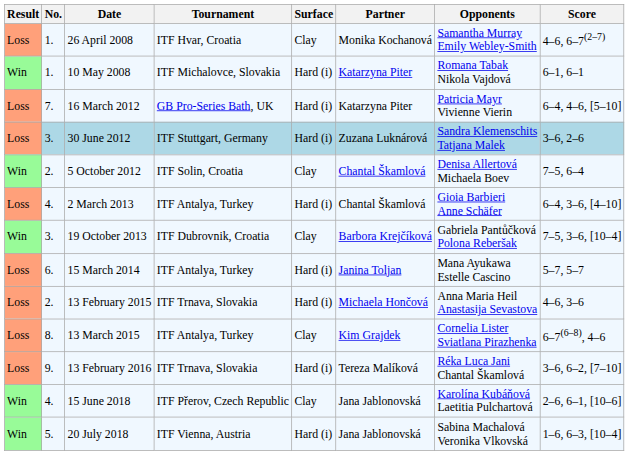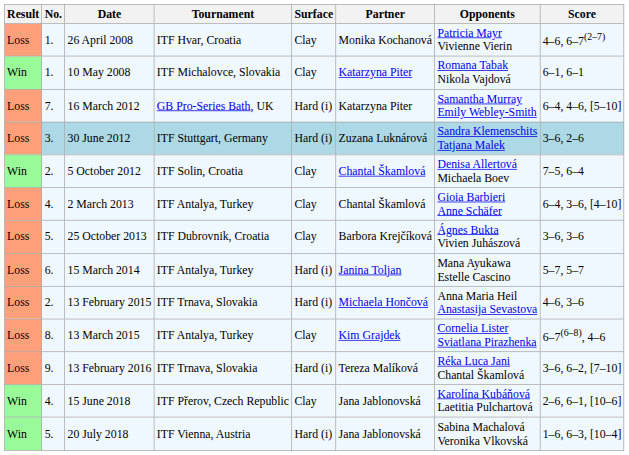(487, 39) Samantha Murray Emily Webley-Smith -> (475, 39) Patricia Mayr Vivienne Vierin
(313, 72) Hard (i) -> (306, 72) Clay
(475, 105) Patricia Mayr Vivienne Vierin -> (487, 105) Samantha Murray Emily Webley-Smith
(313, 203) Hard (i) -> (306, 203) Clay
- row: (107, 236)
+ row: (107, 236)
